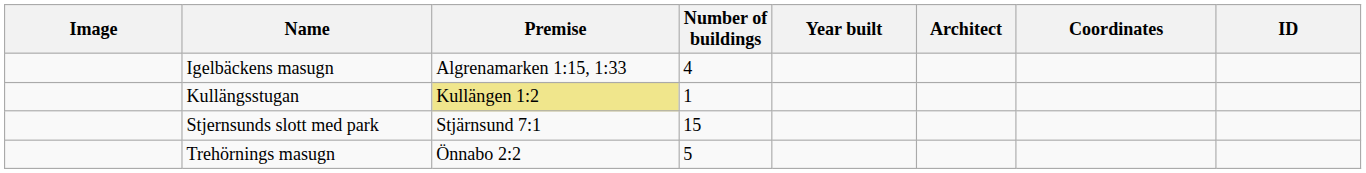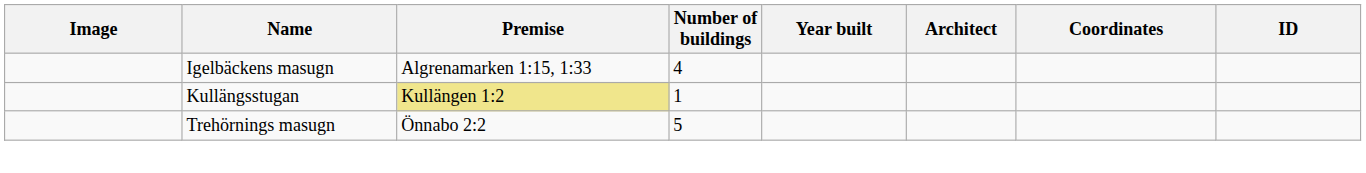- row: (283, 125)
